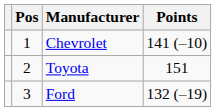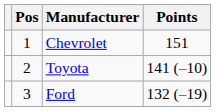(177, 43) 141 (–10) -> (177, 43) 151
(177, 68) 151 -> (177, 68) 141 (–10)
